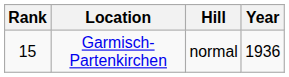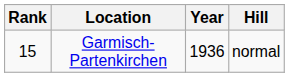columns swapped: (263, 17) <-> (214, 17)
